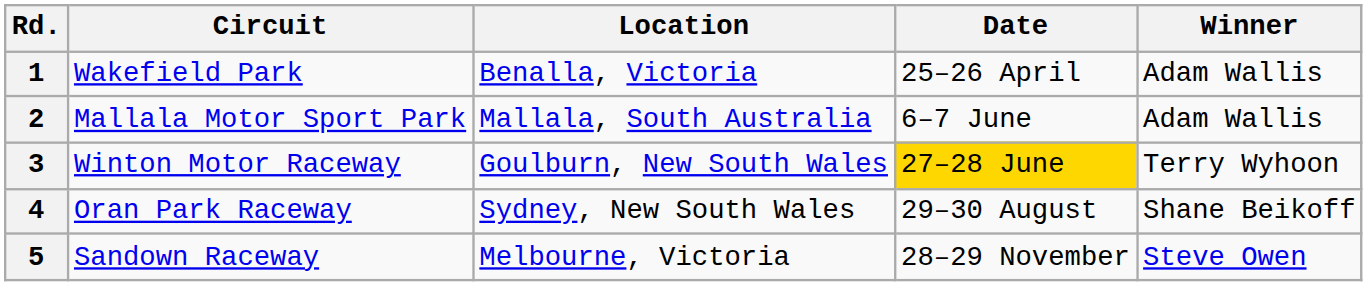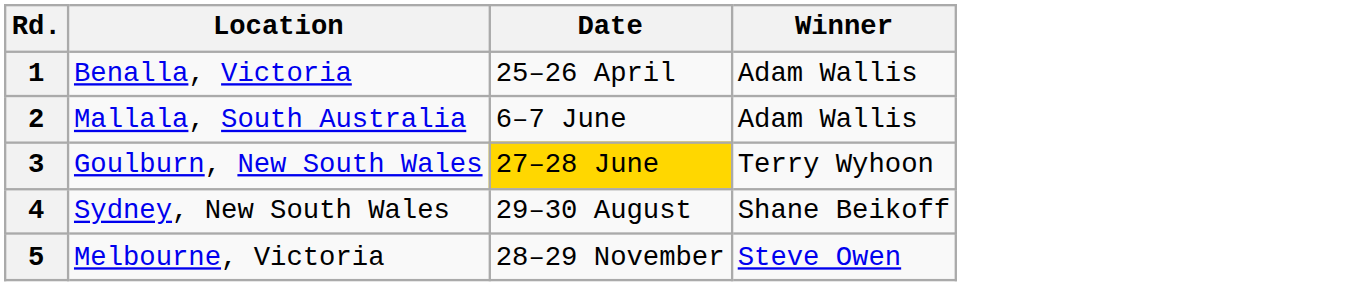- column: (270, 28)
